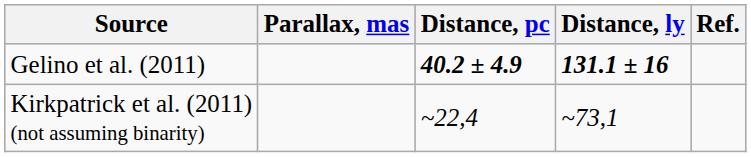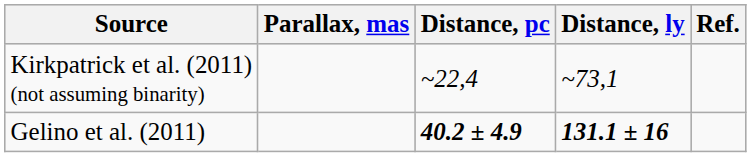rows swapped: (108, 63) <-> (131, 117)
